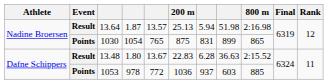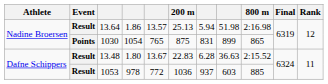(133, 27) 1.87 -> (133, 27) 1.86
(83, 72) Points -> (83, 72) Result
